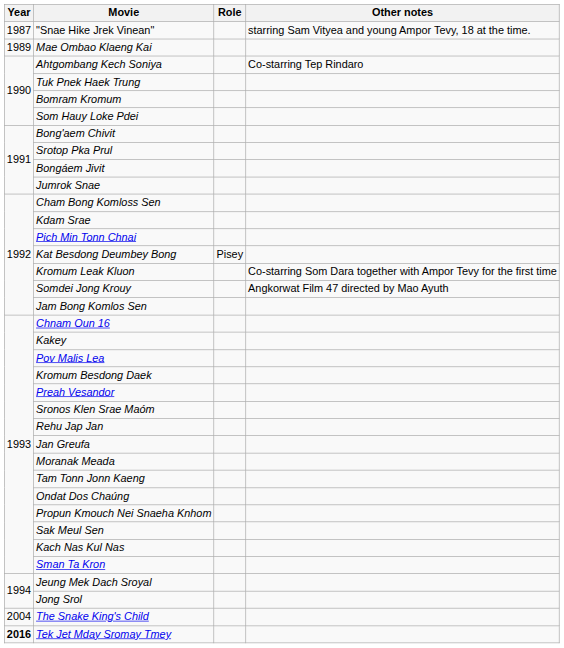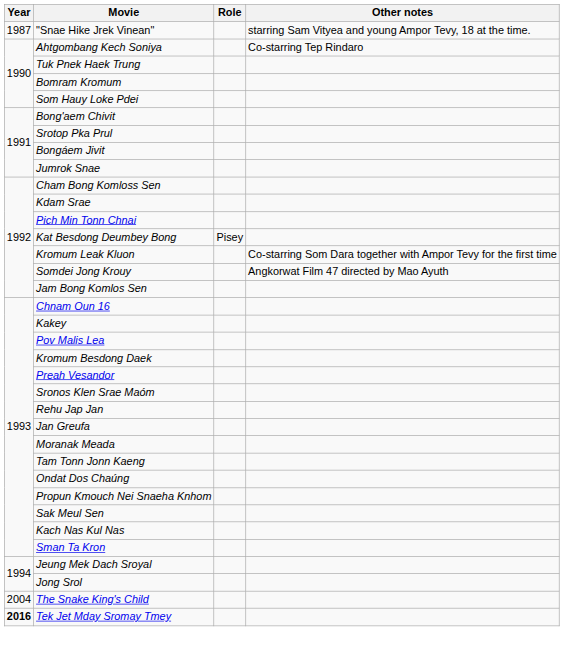- row: (94, 47)
